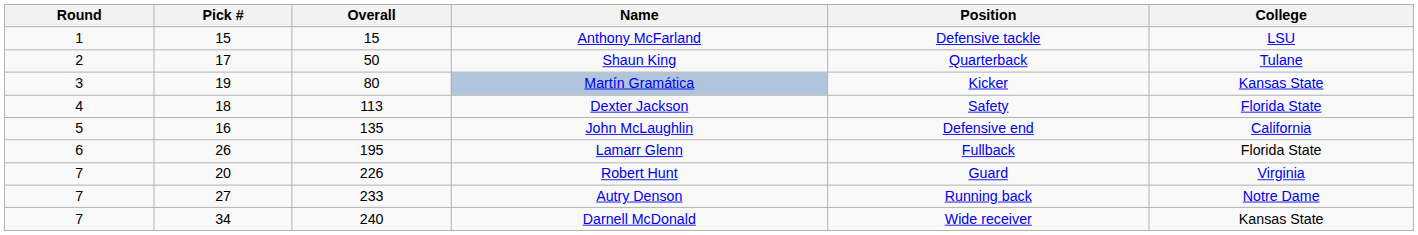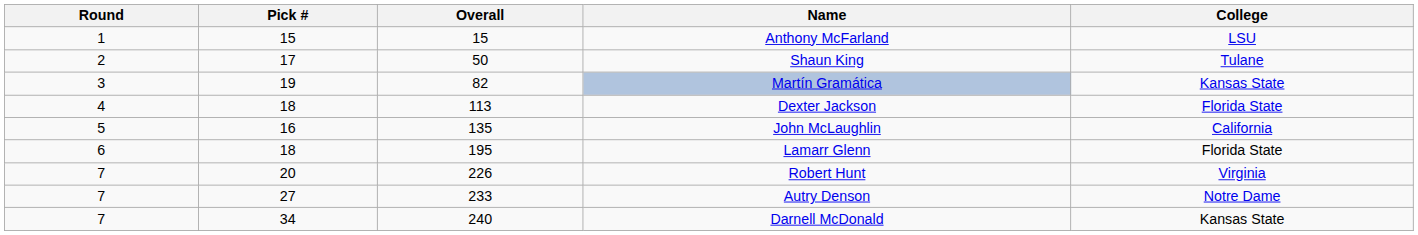- column: (988, 15)
(372, 83) 80 -> (480, 83) 82
(223, 151) 26 -> (288, 151) 18
